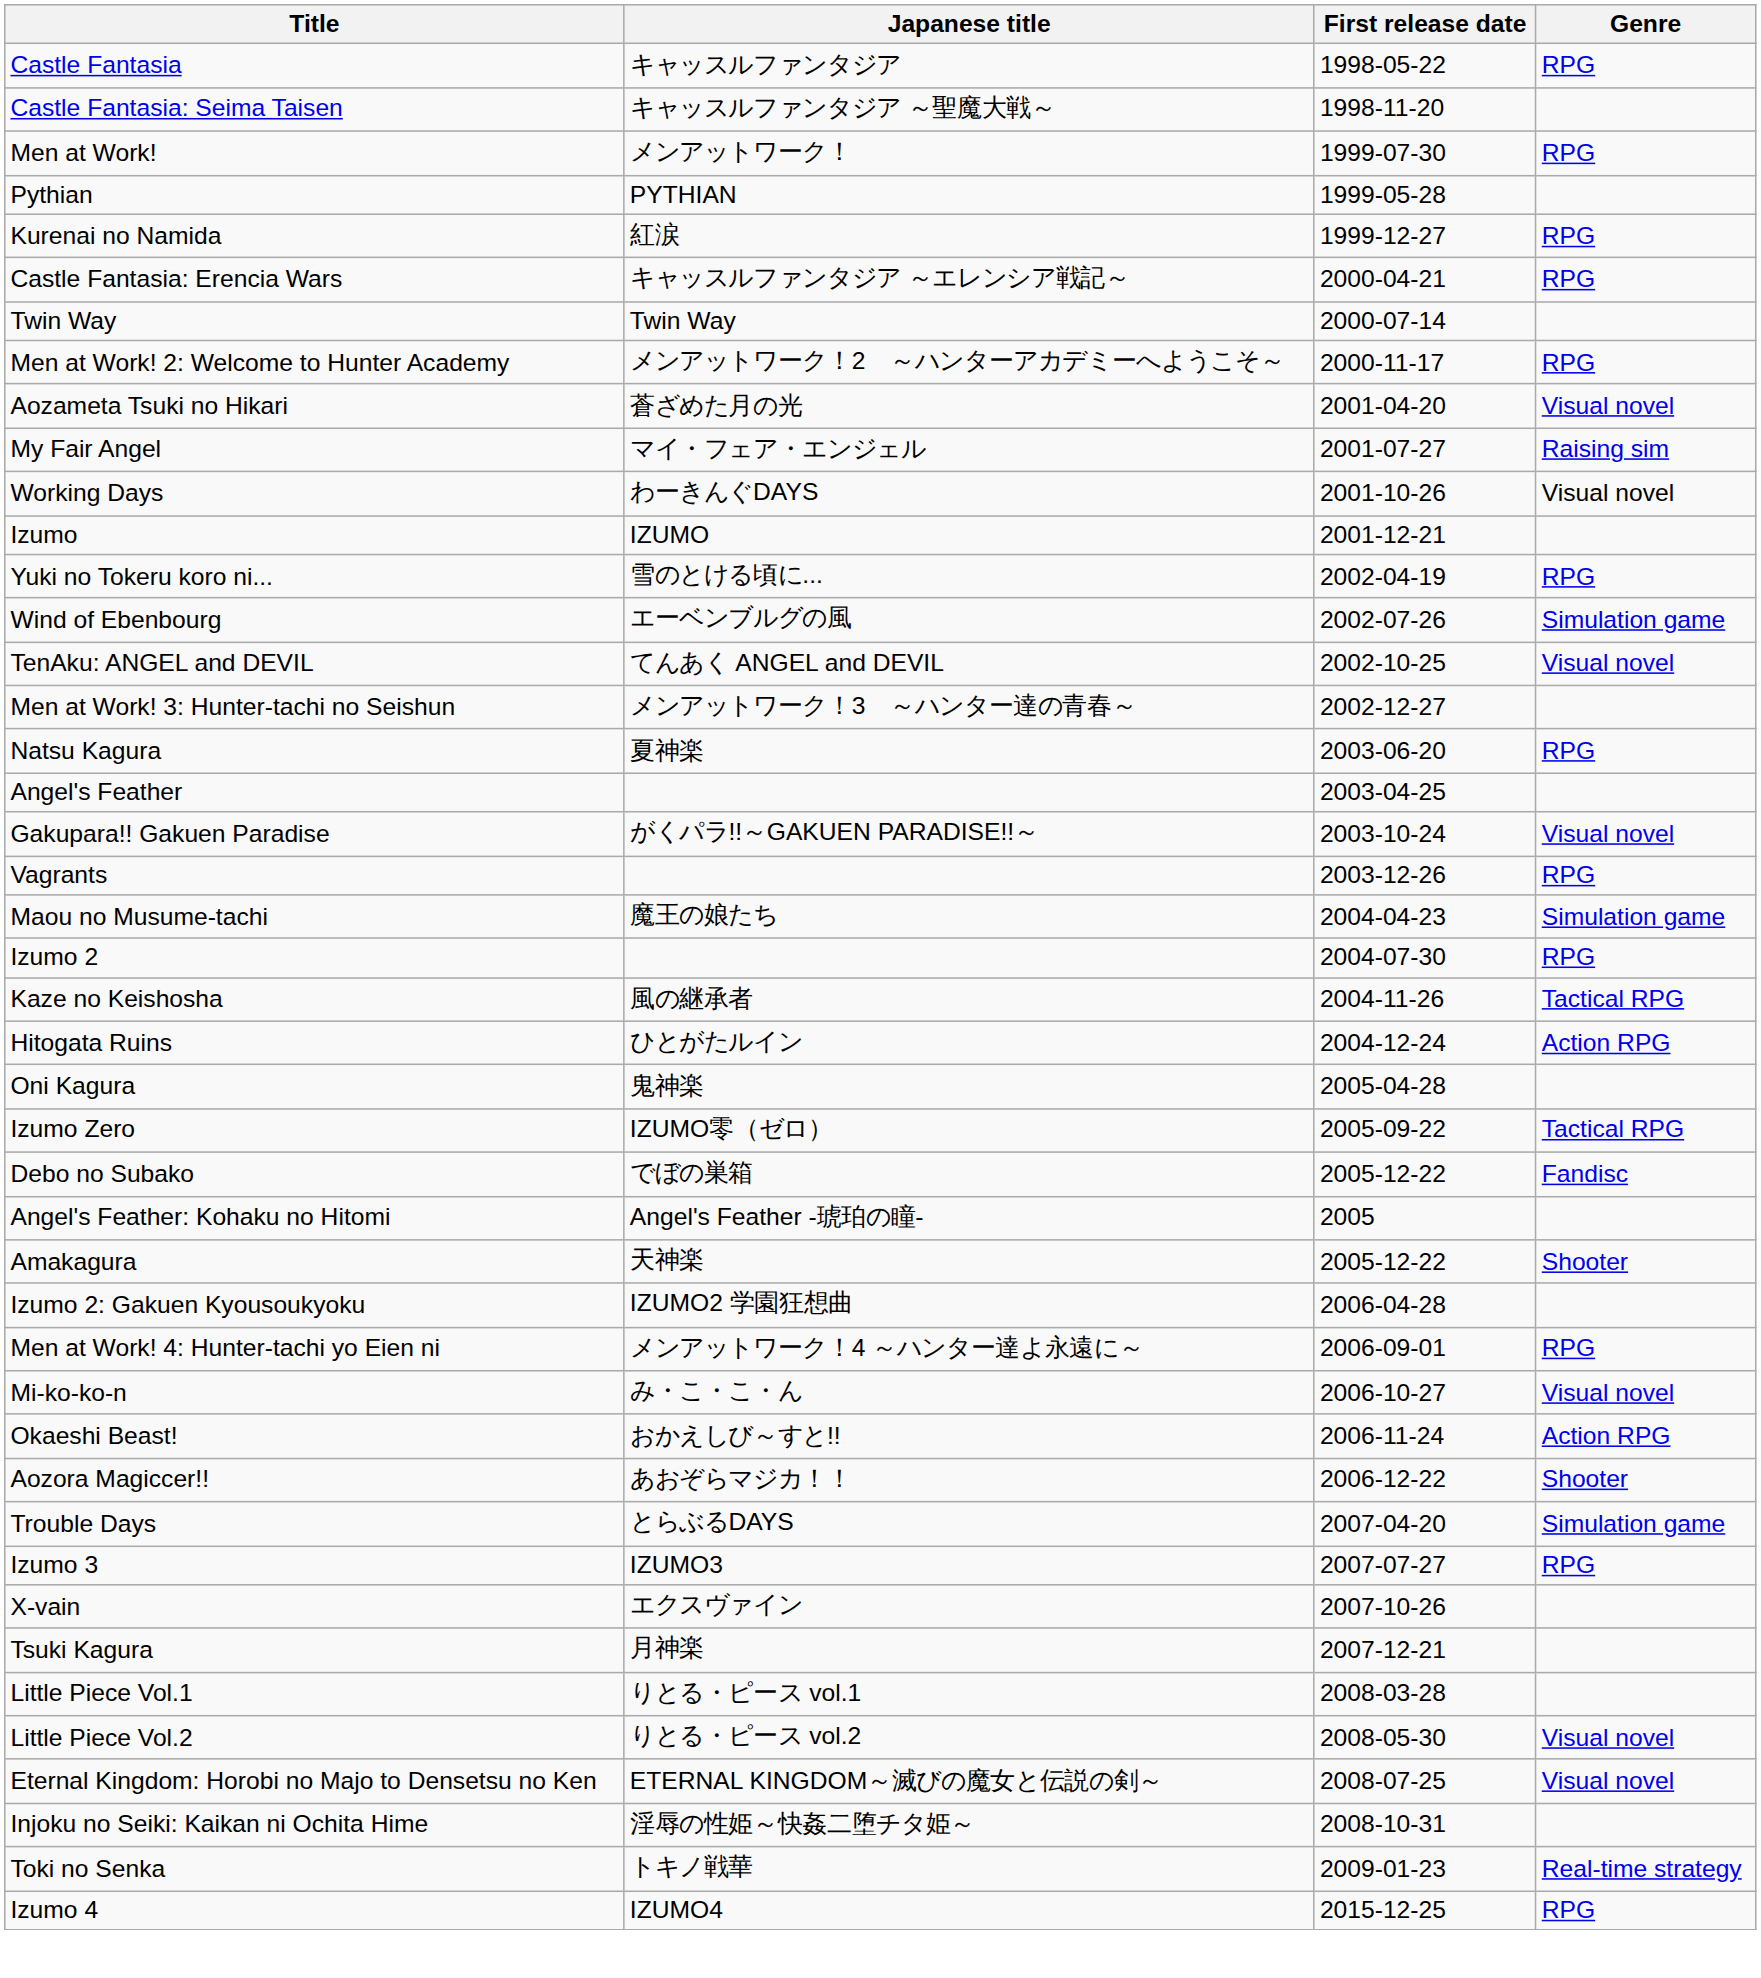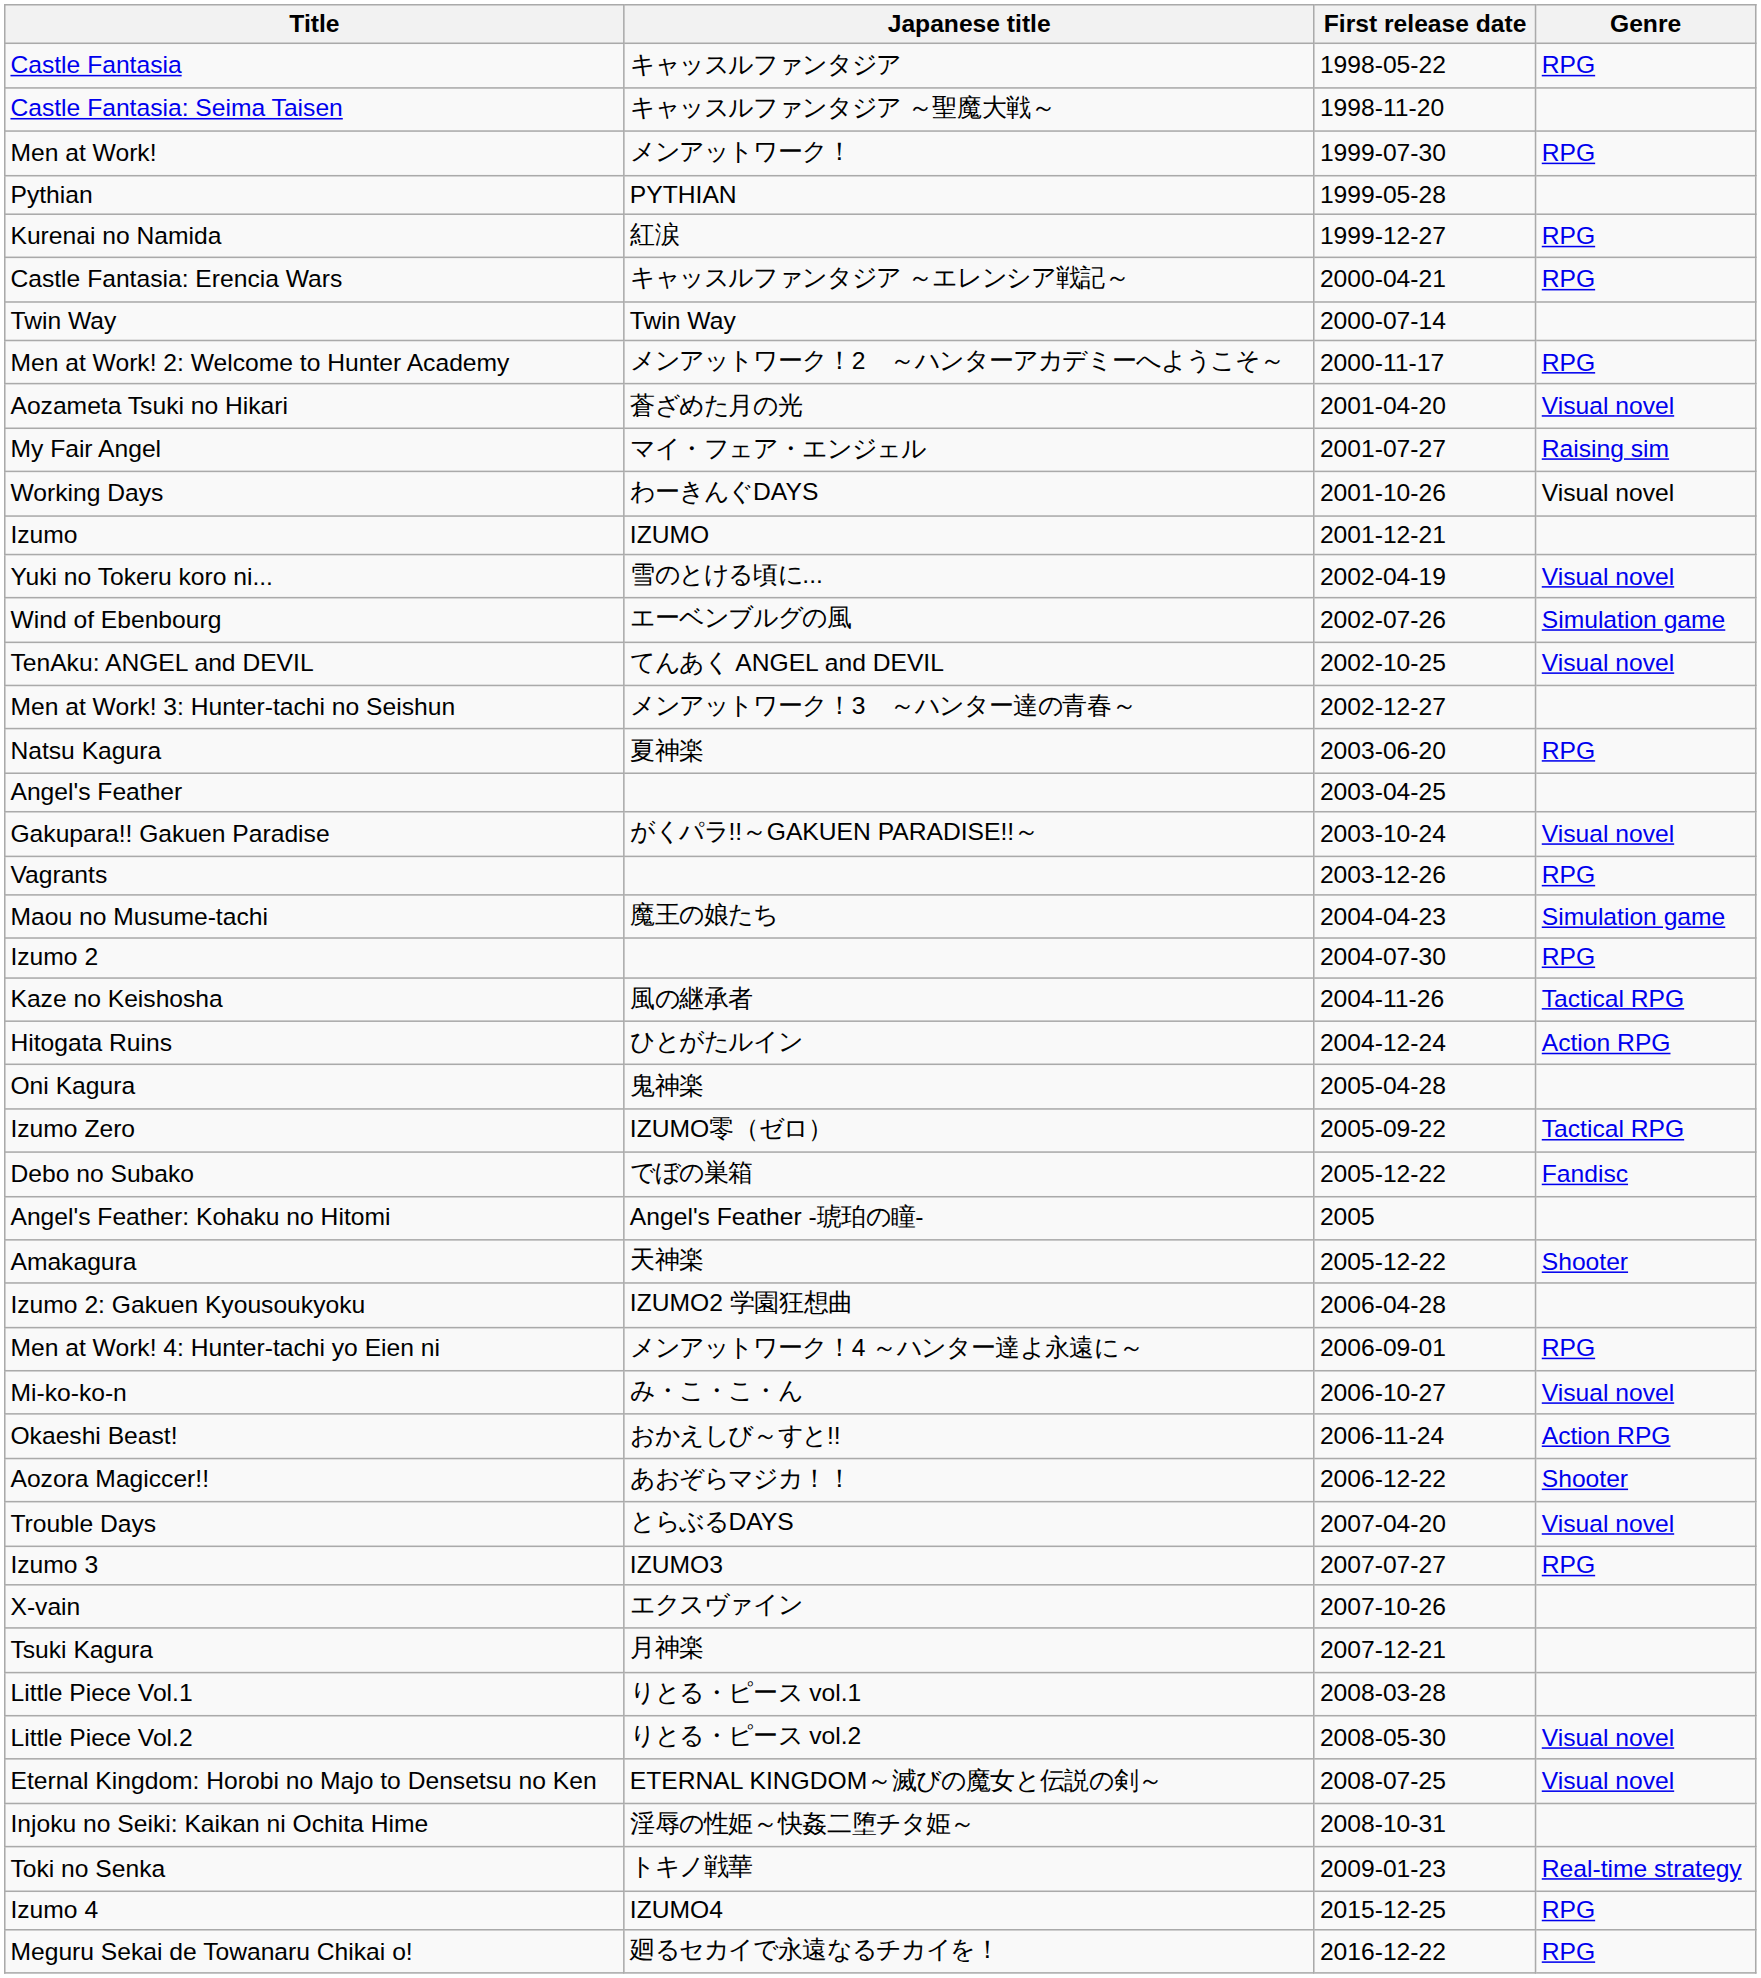(1568, 575) RPG -> (1608, 575) Visual novel
(1634, 1523) Simulation game -> (1608, 1523) Visual novel
+ row: (212, 1951)
